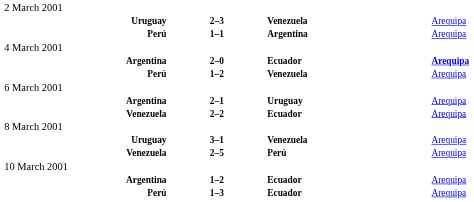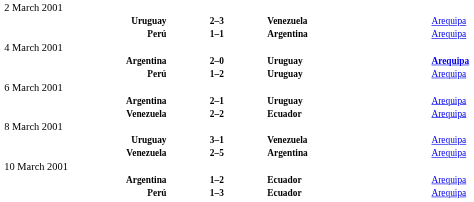(284, 61) Ecuador -> (285, 61) Uruguay
(287, 74) Venezuela -> (285, 74) Uruguay
(277, 153) Perú -> (288, 153) Argentina
